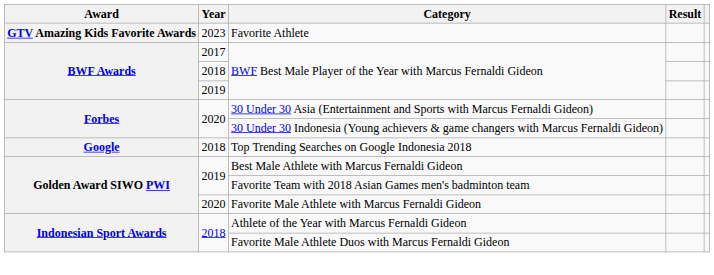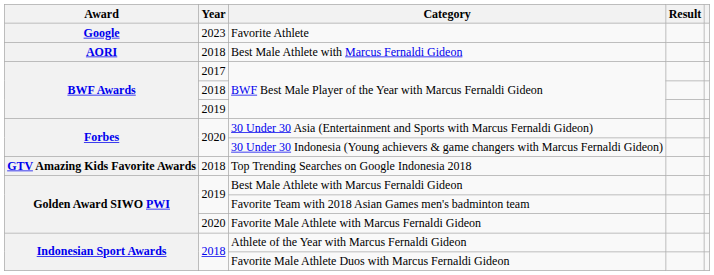(102, 33) GTV Amazing Kids Favorite Awards -> (102, 33) Google
+ row: (214, 52)
(102, 147) Google -> (102, 166) GTV Amazing Kids Favorite Awards
